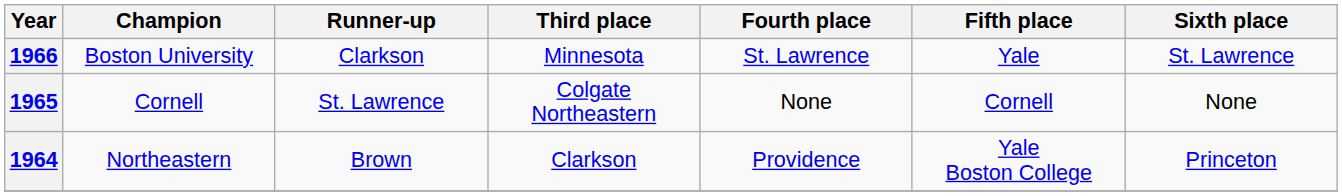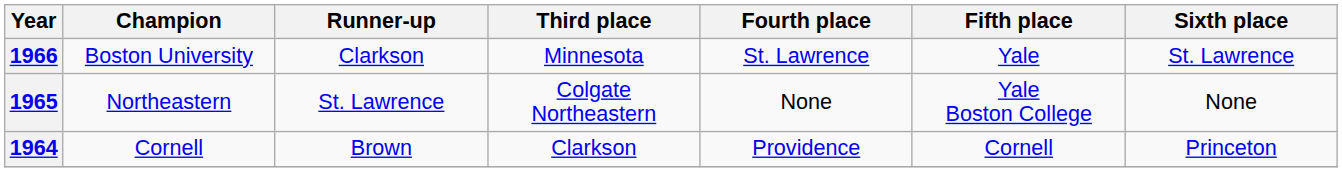(169, 102) Cornell -> (169, 102) Northeastern
(1019, 102) Cornell -> (1019, 102) Yale Boston College
(169, 160) Northeastern -> (169, 148) Cornell
(1019, 160) Yale Boston College -> (1019, 148) Cornell
